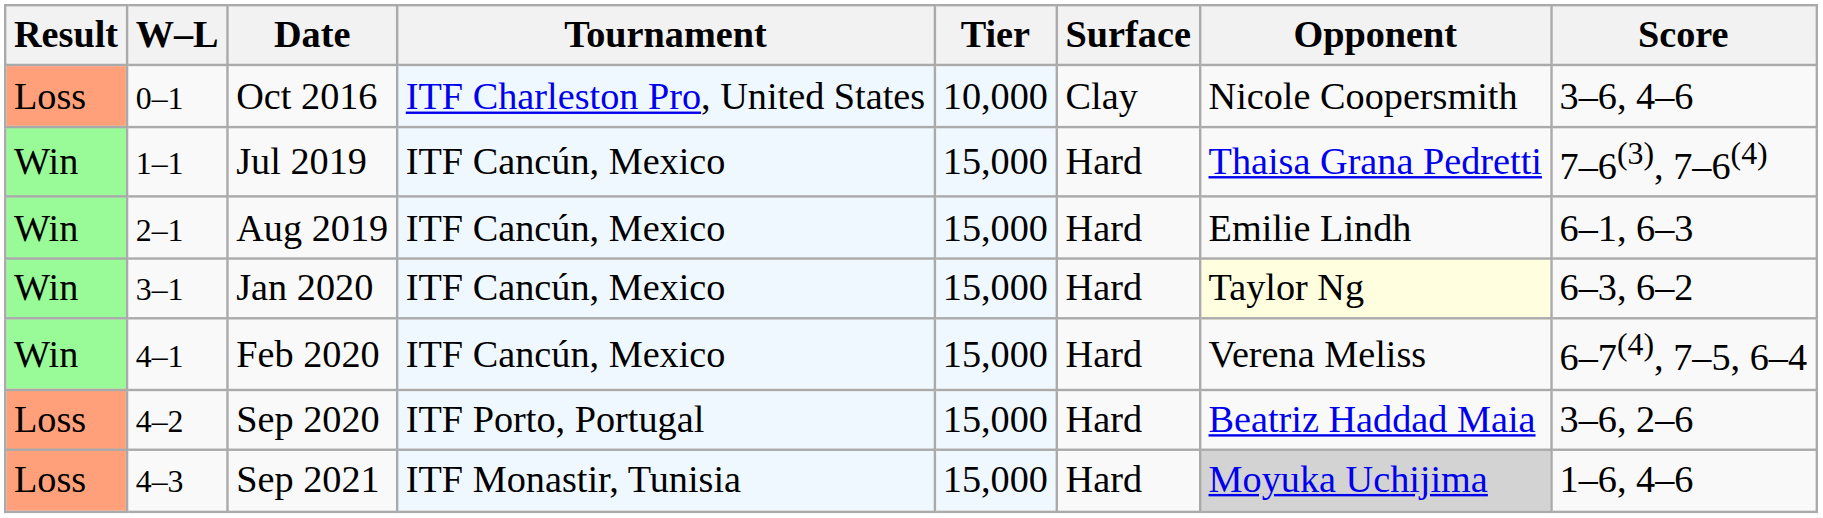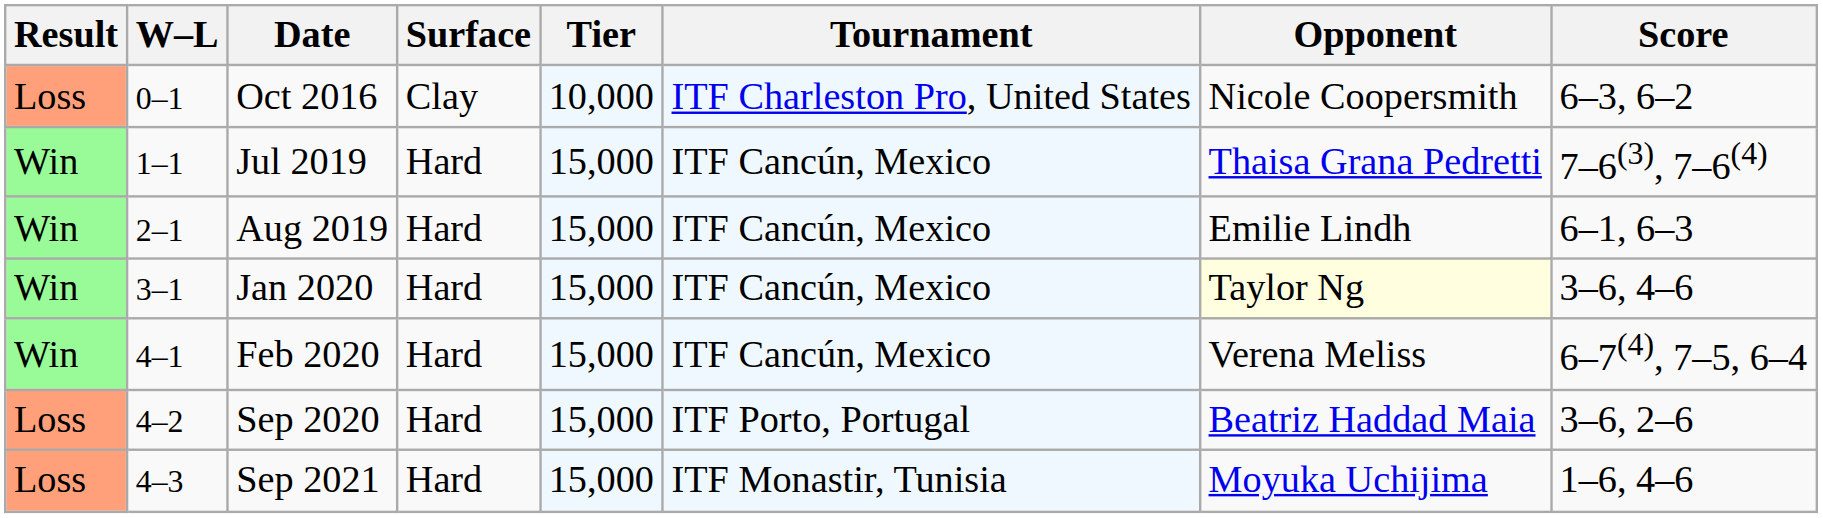columns swapped: (665, 34) <-> (1128, 34)
(1626, 95) 3–6, 4–6 -> (1626, 95) 6–3, 6–2
(1626, 287) 6–3, 6–2 -> (1626, 287) 3–6, 4–6
(1348, 480) lightgrey background -> (1348, 480) no background
